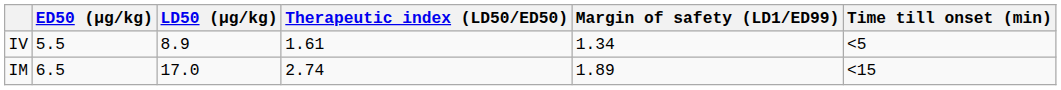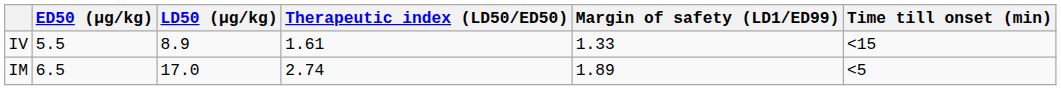(595, 44) 1.34 -> (595, 44) 1.33
(857, 44) <5 -> (862, 44) <15
(862, 71) <15 -> (857, 71) <5
